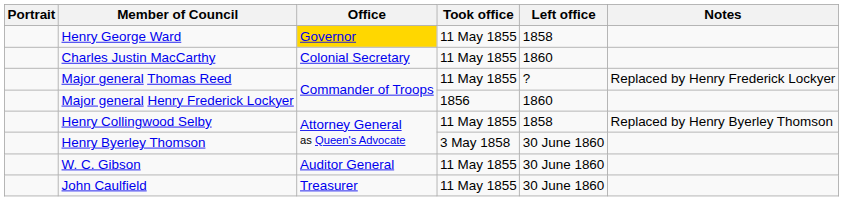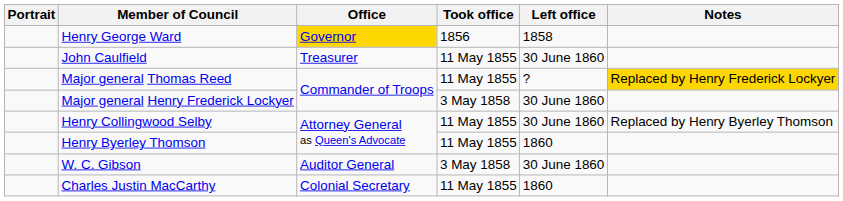(478, 36) 11 May 1855 -> (455, 36) 1856
rows swapped: (138, 57) <-> (104, 185)
(723, 79) no background -> (723, 79) gold background
(455, 100) 1856 -> (475, 100) 3 May 1858
(538, 100) 1860 -> (564, 100) 30 June 1860
(538, 121) 1858 -> (564, 121) 30 June 1860
(475, 143) 3 May 1858 -> (478, 143) 11 May 1855
(564, 143) 30 June 1860 -> (538, 143) 1860
(478, 164) 11 May 1855 -> (475, 164) 3 May 1858
